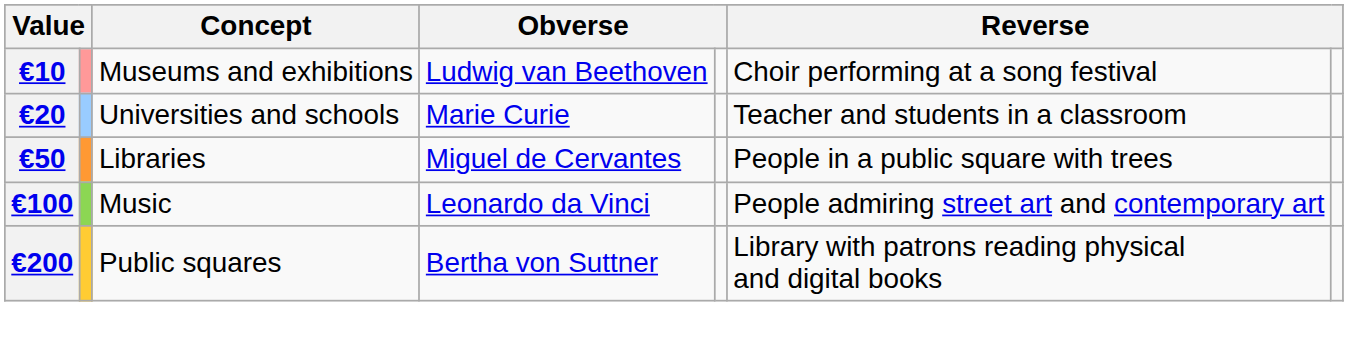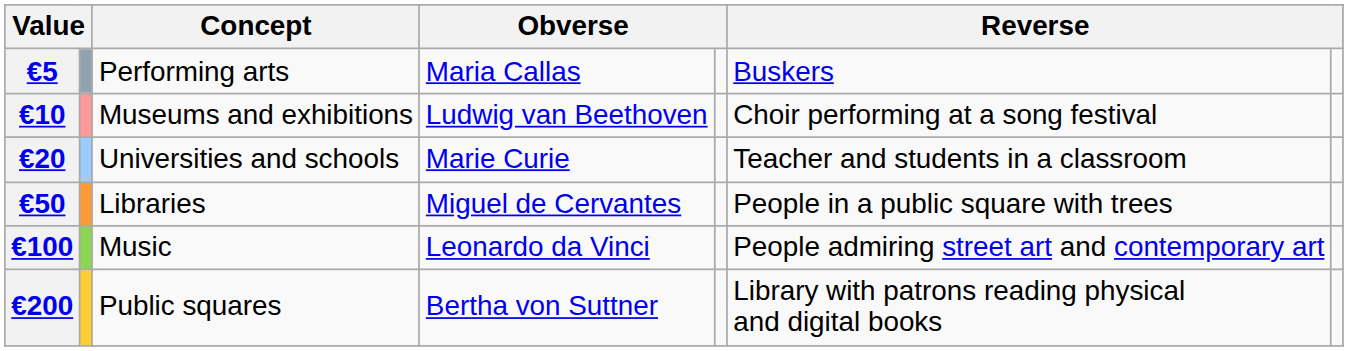+ row: (42, 70)
